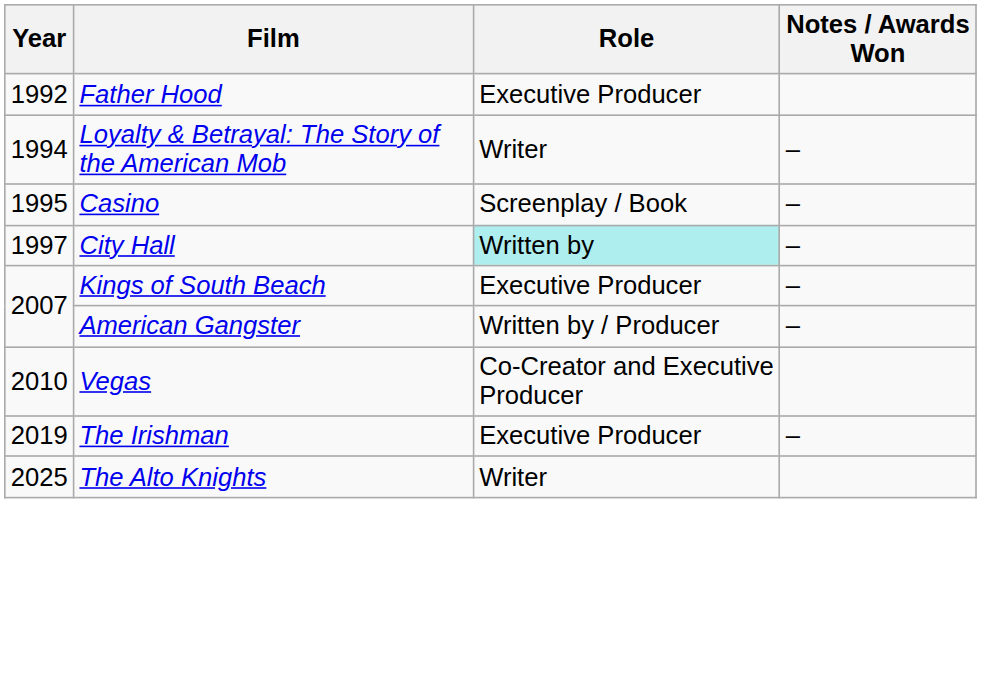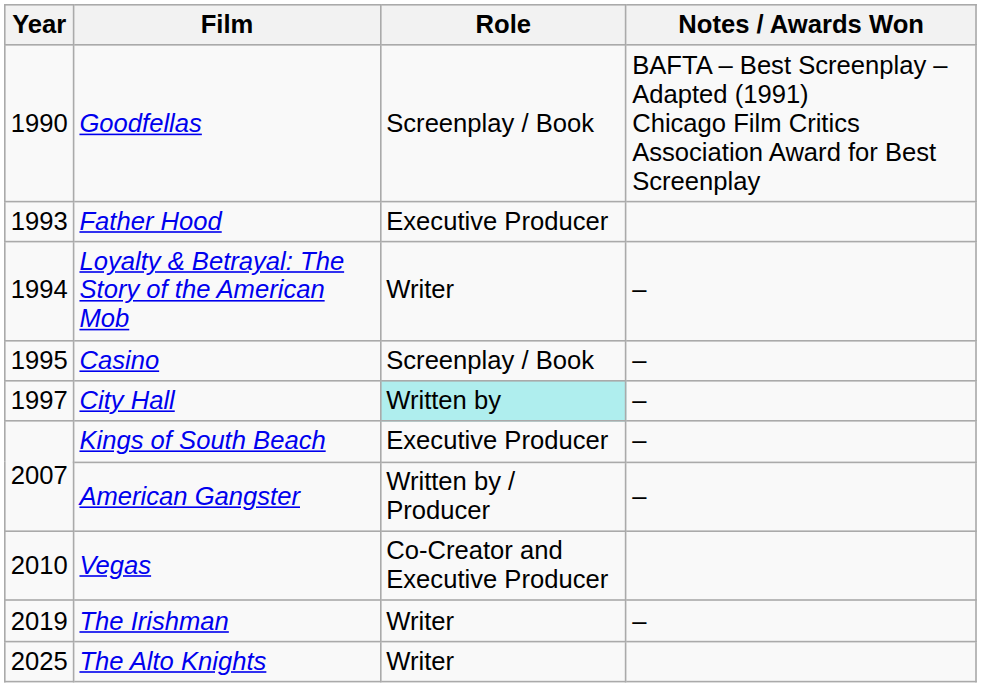+ row: (141, 123)
(39, 94) 1992 -> (39, 221) 1993
(590, 436) Executive Producer -> (420, 620) Writer
